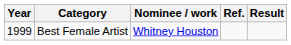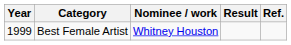columns swapped: (267, 13) <-> (234, 13)
